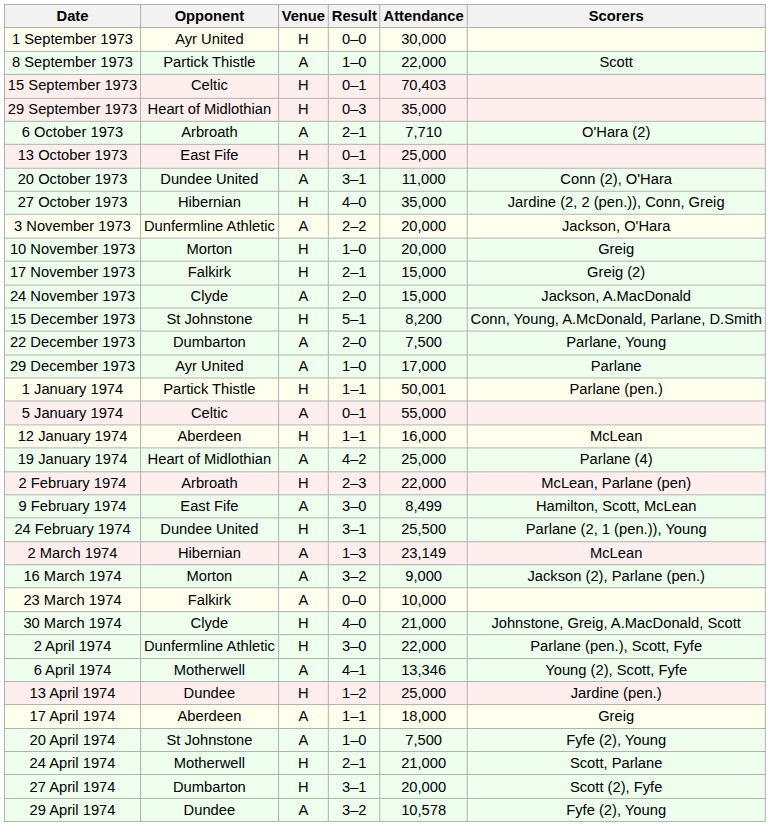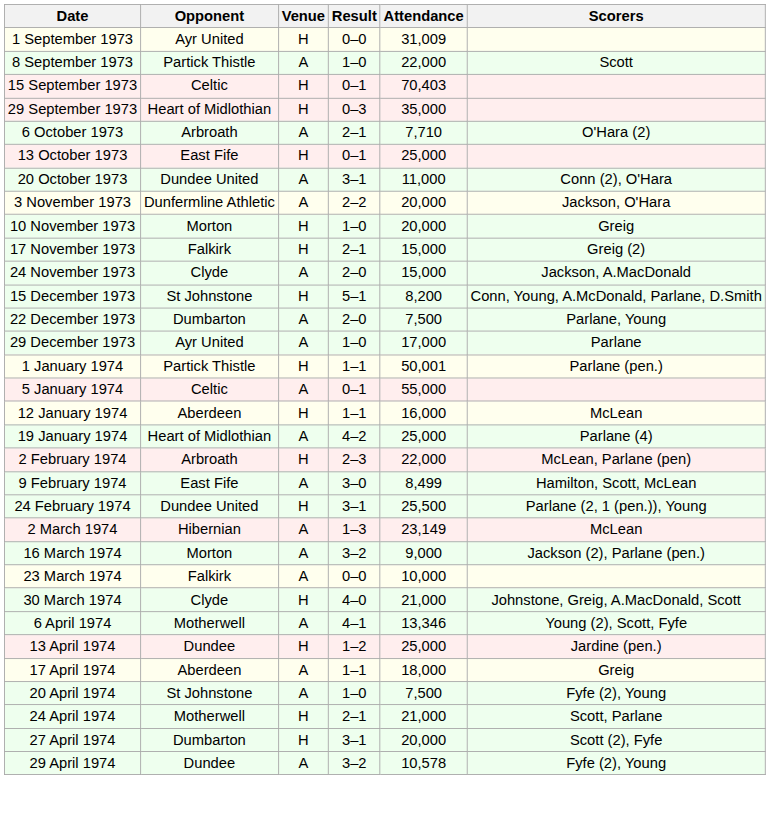(424, 39) 30,000 -> (424, 39) 31,009
- row: (73, 202)
- row: (73, 646)
